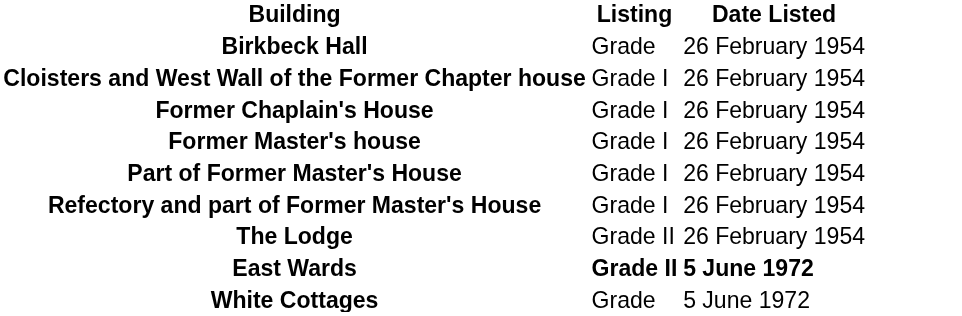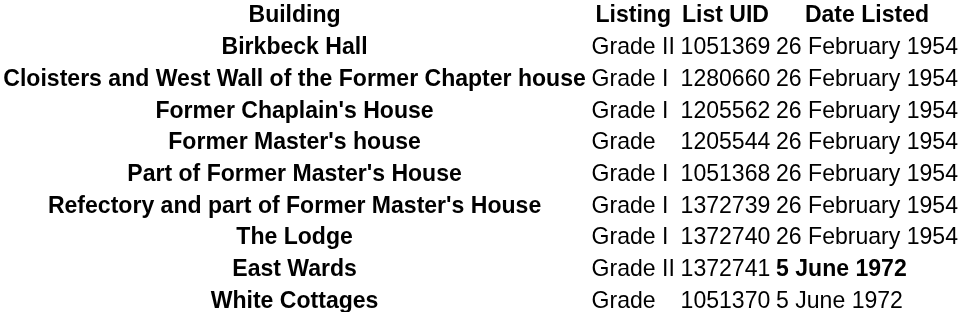+ column: (725, 15)
(624, 46) Grade -> (633, 46) Grade II
(630, 141) Grade I -> (624, 141) Grade
(633, 236) Grade II -> (630, 236) Grade I
(634, 268) bold -> (633, 268) normal
